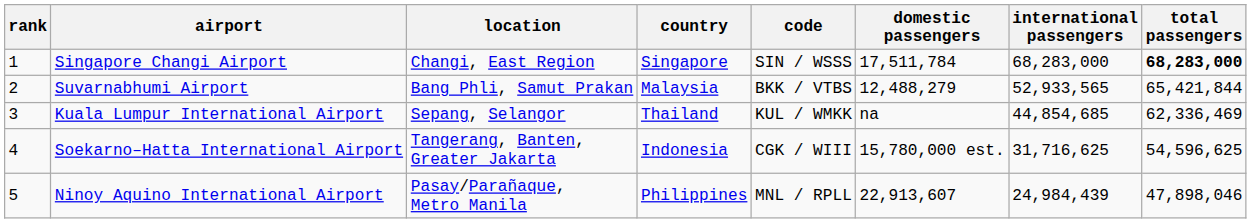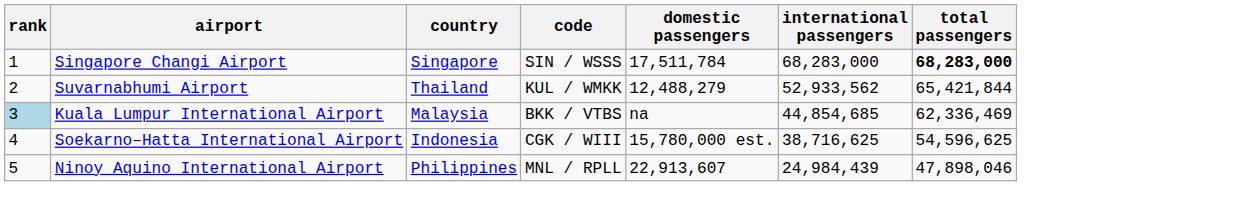- column: (522, 27)
(680, 89) Malaysia -> (449, 89) Thailand
(803, 89) BKK / VTBS -> (573, 89) KUL / WMKK
(1061, 89) 52,933,565 -> (830, 89) 52,933,562
(13, 115) no background -> (13, 115) lightblue background
(680, 115) Thailand -> (449, 115) Malaysia
(803, 115) KUL / WMKK -> (573, 115) BKK / VTBS
(1061, 151) 31,716,625 -> (830, 141) 38,716,625
